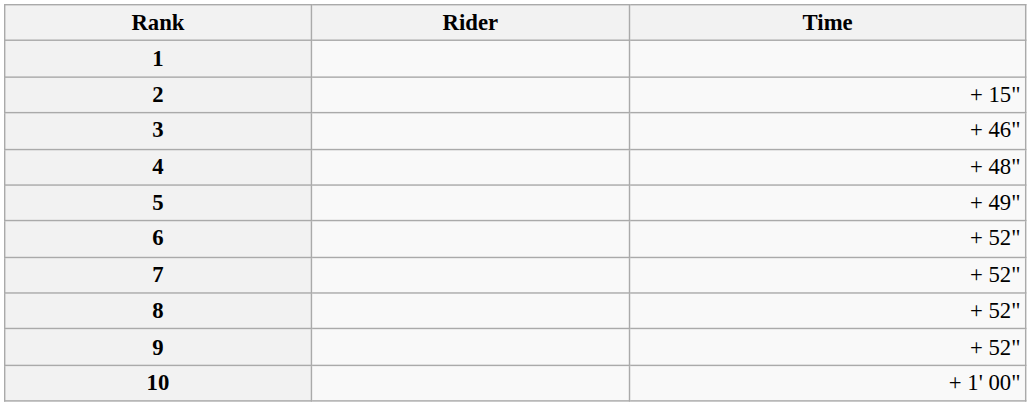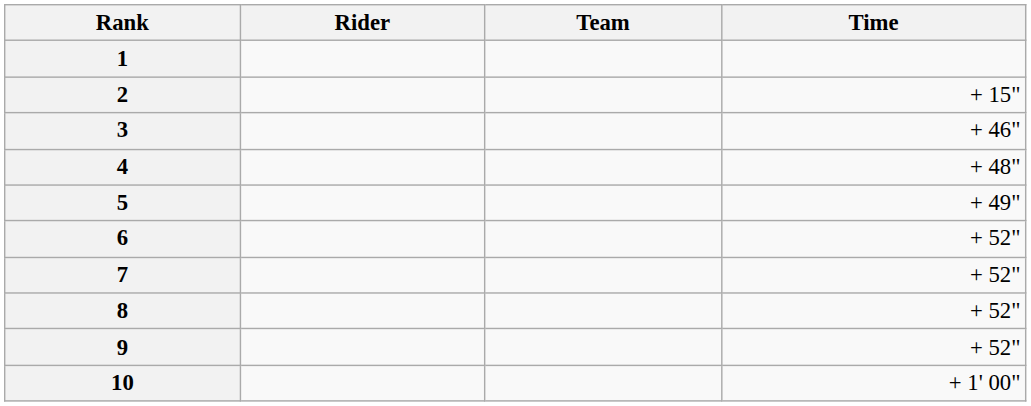+ column: (603, 22)
